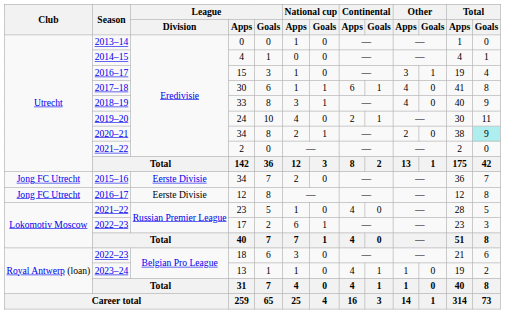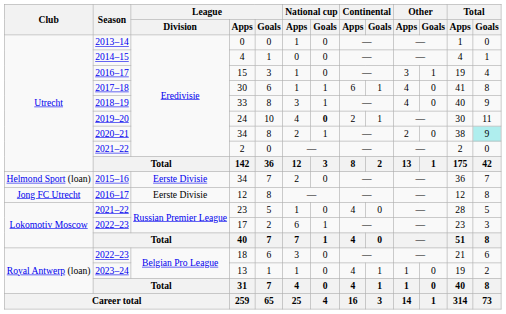(325, 118) normal -> (325, 118) bold
(48, 179) Jong FC Utrecht -> (49, 179) Helmond Sport (loan)
